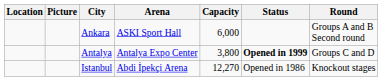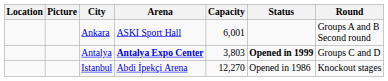(228, 32) 6,000 -> (234, 32) 6,001
(157, 53) normal -> (160, 53) bold
(228, 53) 3,800 -> (234, 53) 3,803
